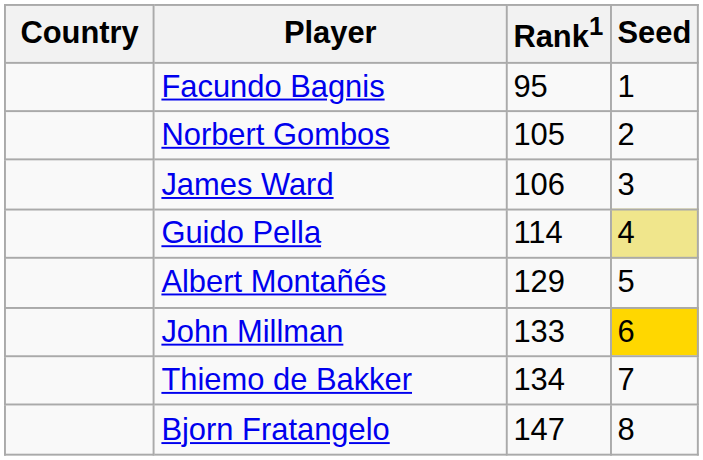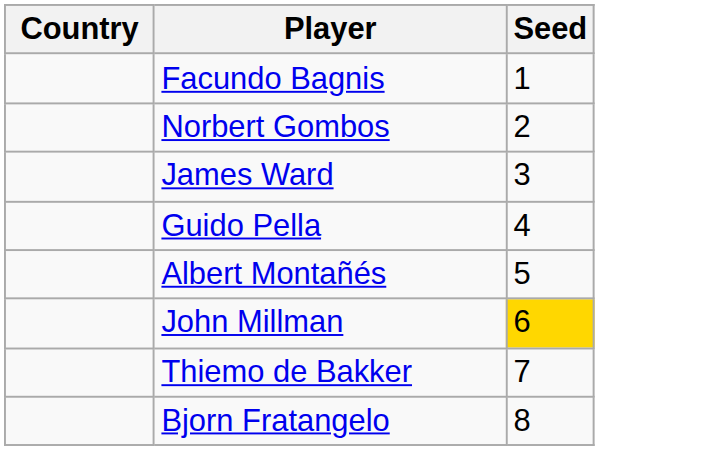- column: (558, 33)
(626, 233) khaki background -> (522, 224) no background
